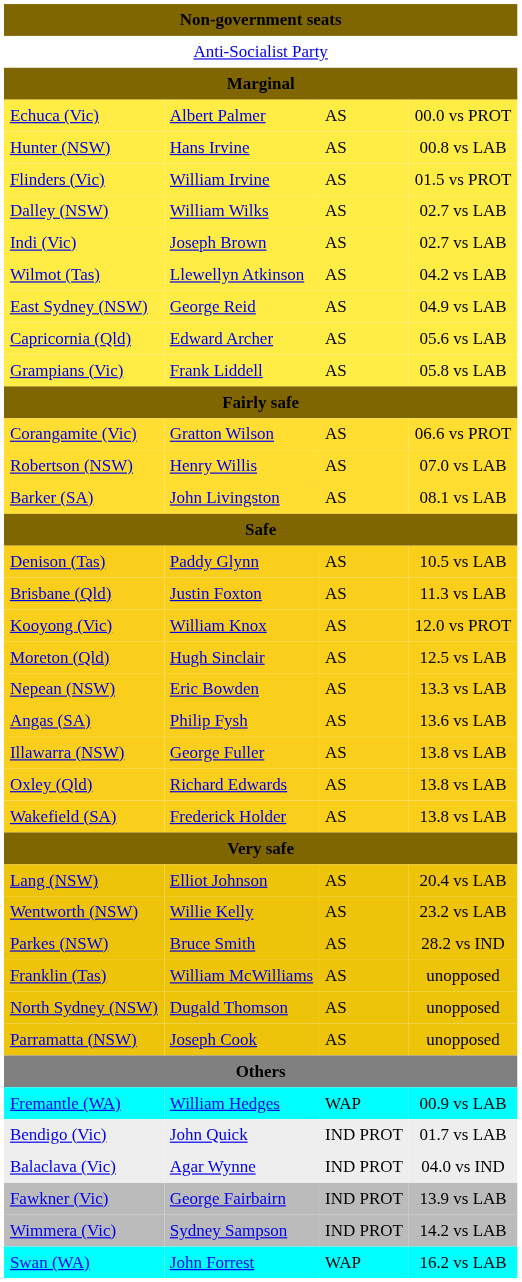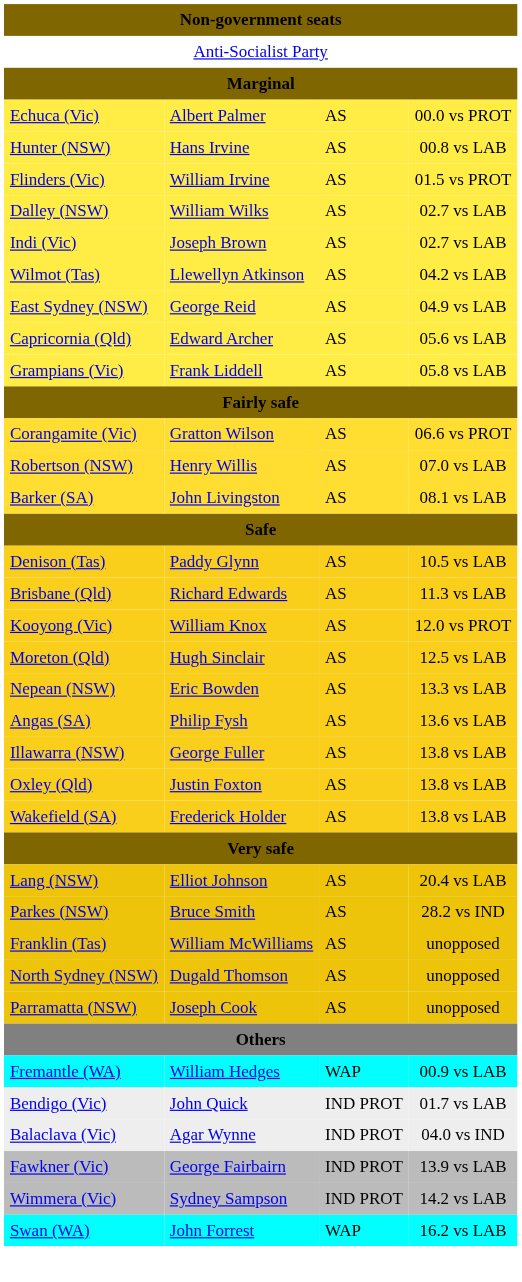(216, 593) Justin Foxton -> (229, 593) Richard Edwards
(229, 784) Richard Edwards -> (216, 784) Justin Foxton
- row: (74, 911)
